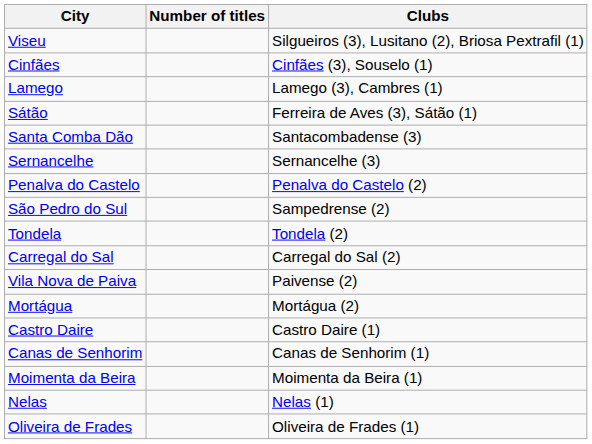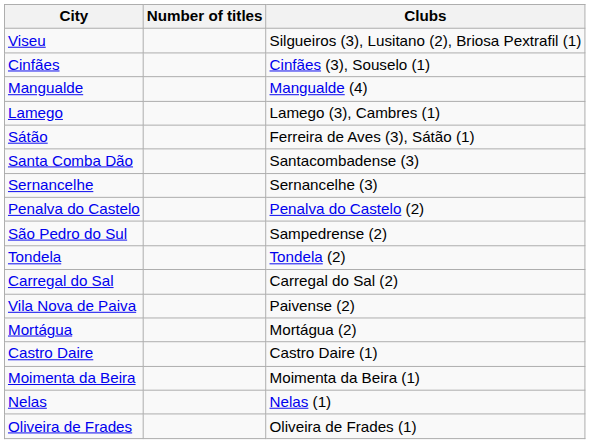+ row: (46, 88)
- row: (75, 354)
